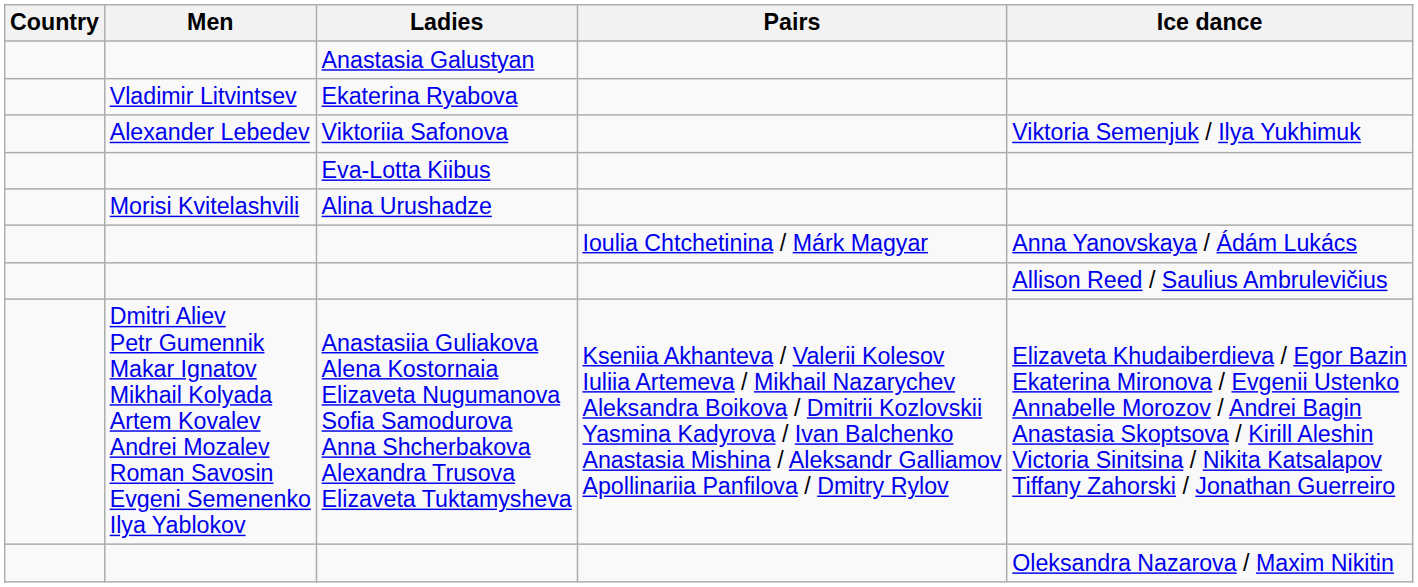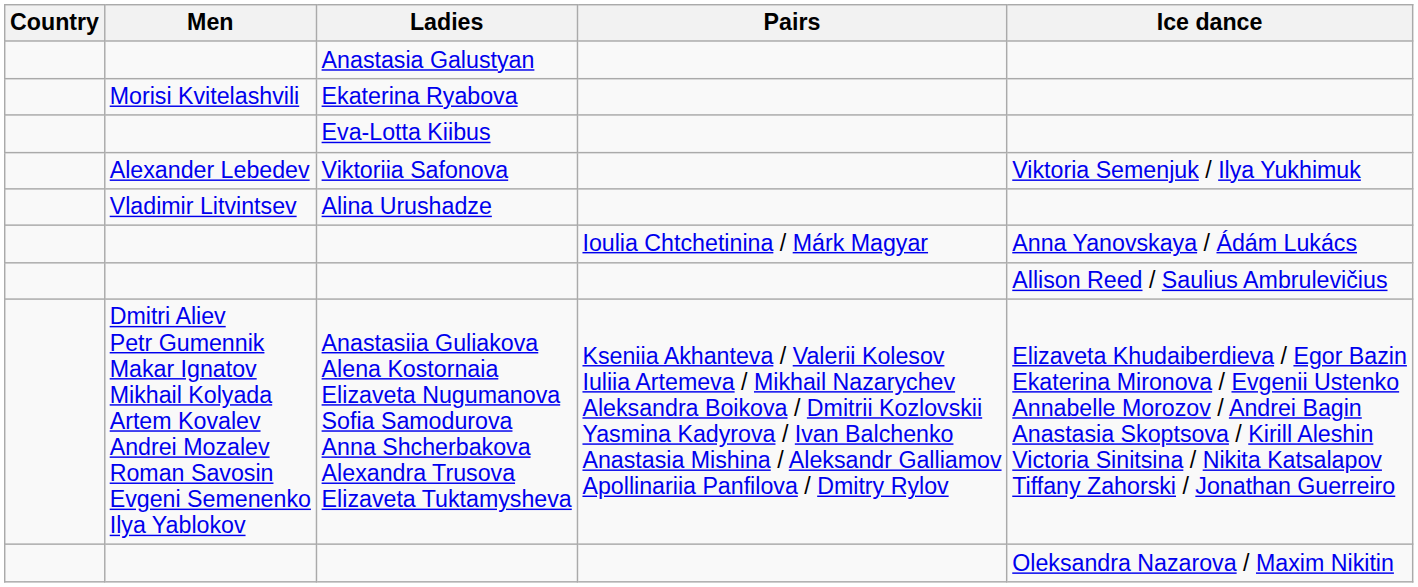(203, 96) Vladimir Litvintsev -> (204, 96) Morisi Kvitelashvili
rows swapped: (415, 133) <-> (406, 170)
(204, 206) Morisi Kvitelashvili -> (203, 206) Vladimir Litvintsev
